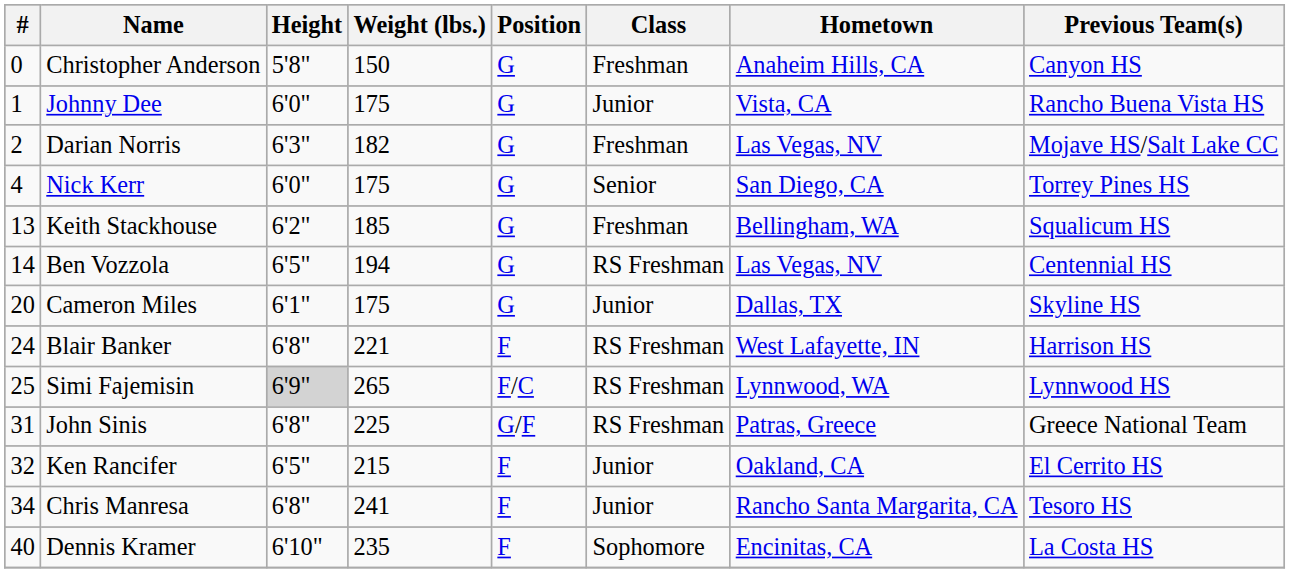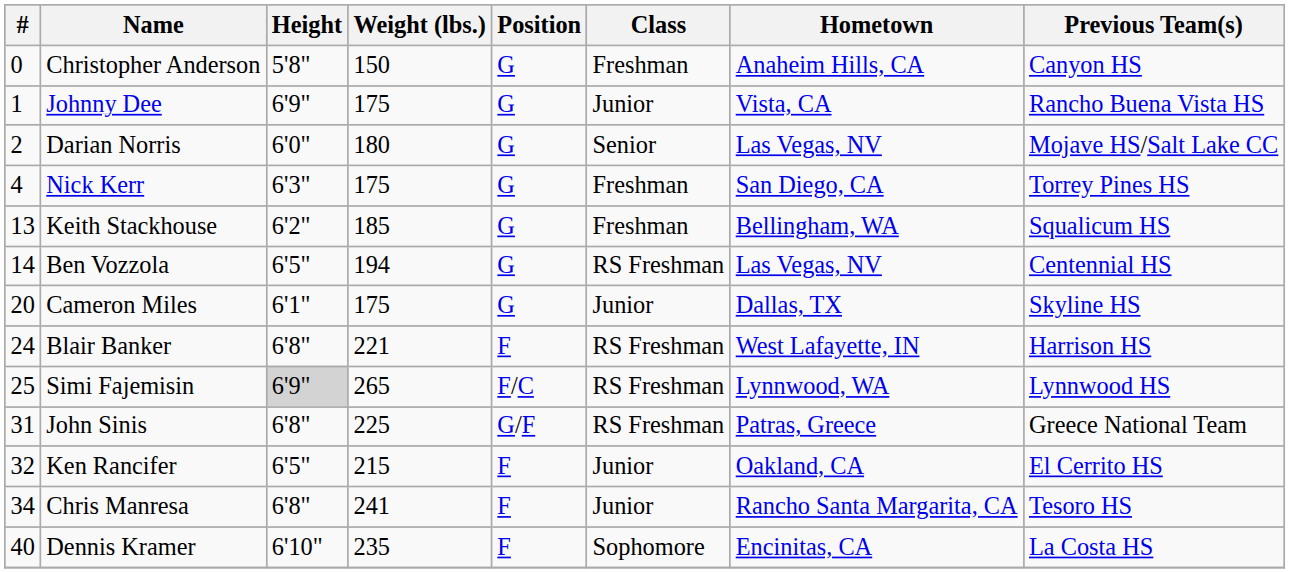(291, 105) 6'0" -> (291, 105) 6'9"
(291, 145) 6'3" -> (291, 145) 6'0"
(372, 145) 182 -> (372, 145) 180
(641, 145) Freshman -> (624, 145) Senior
(291, 185) 6'0" -> (291, 185) 6'3"
(624, 185) Senior -> (641, 185) Freshman
